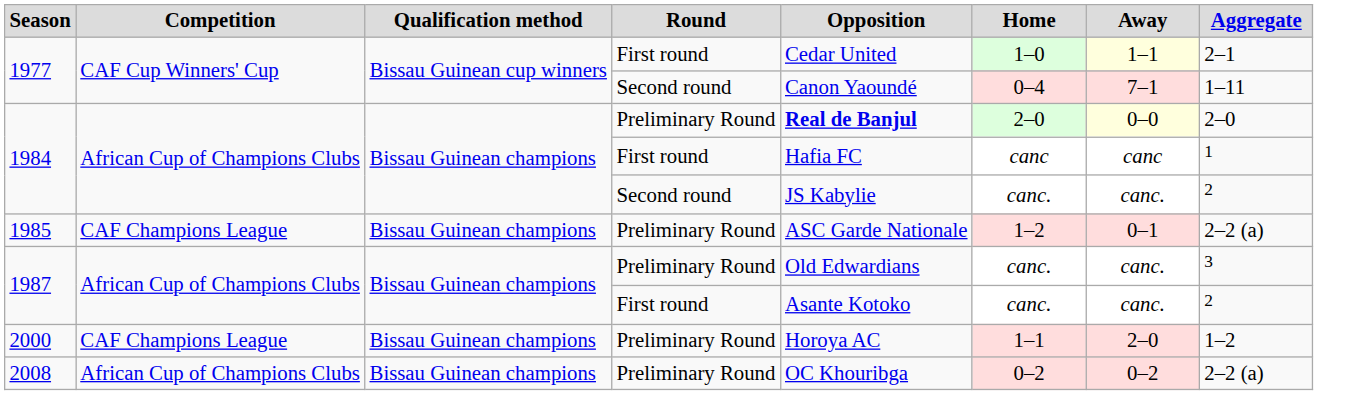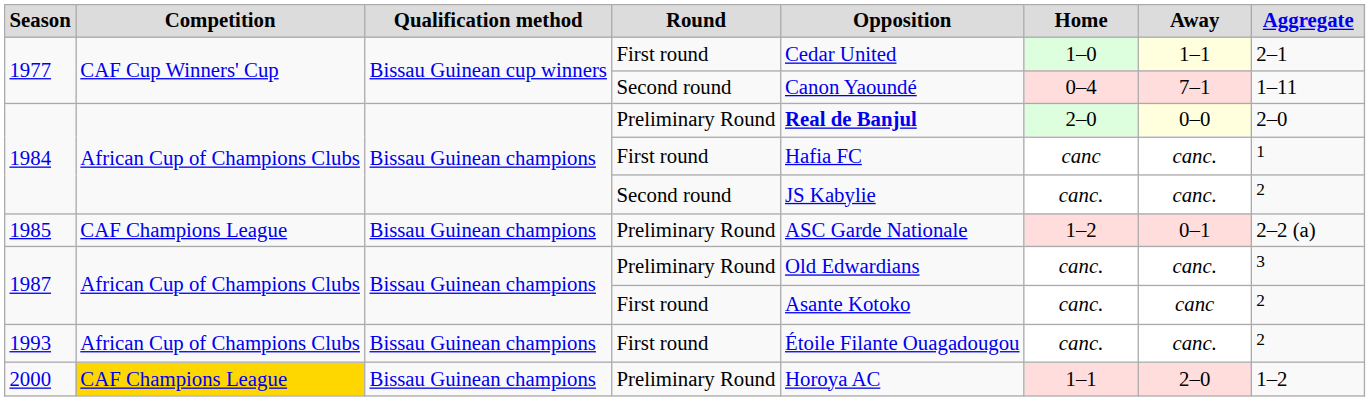(1143, 155) canc -> (1195, 155) canc.
(1143, 304) canc. -> (1195, 304) canc
+ row: (30, 343)
(184, 340) no background -> (184, 379) gold background
- row: (30, 373)
